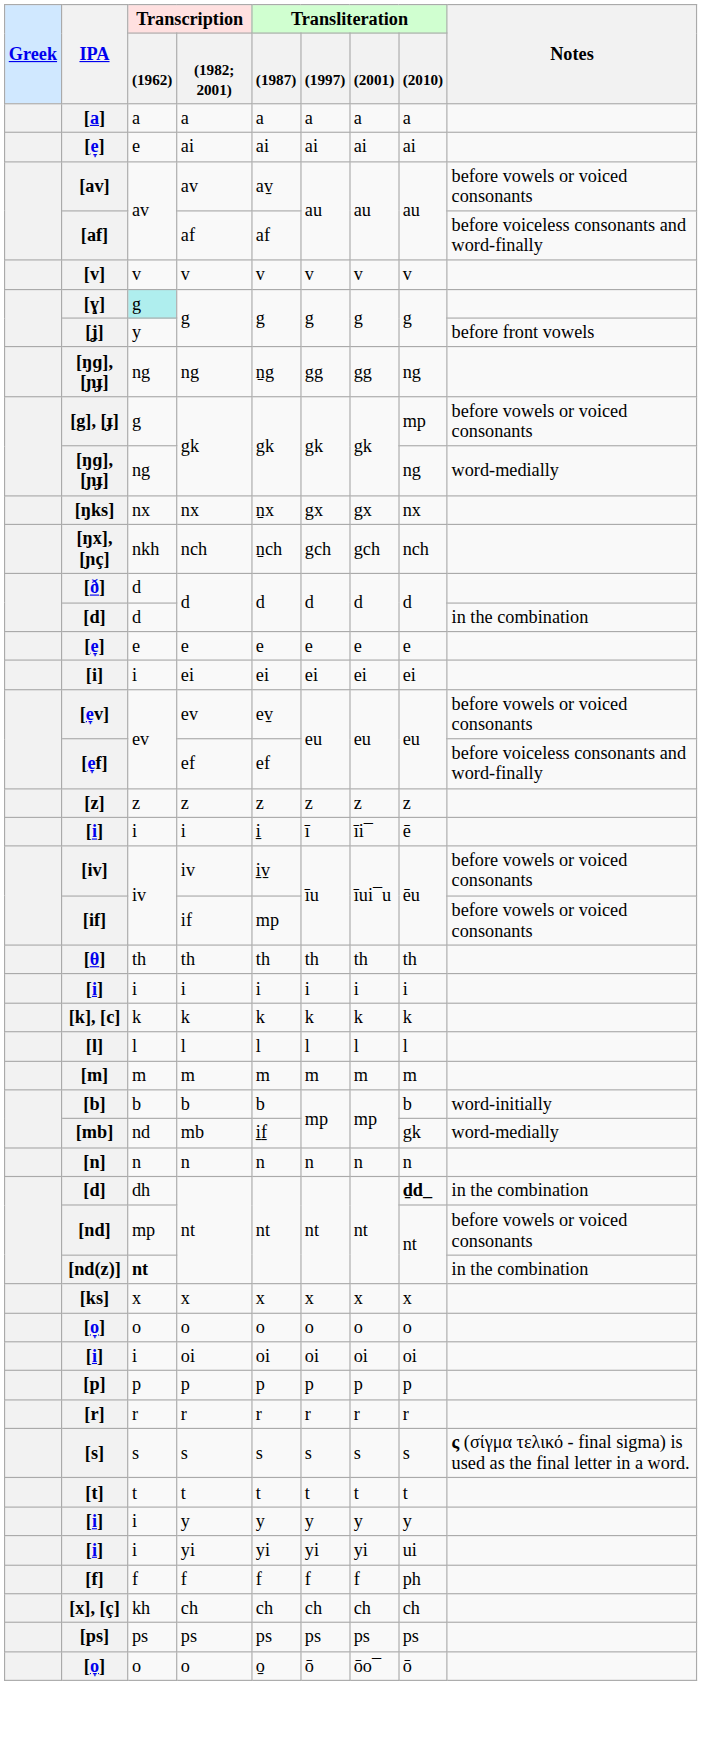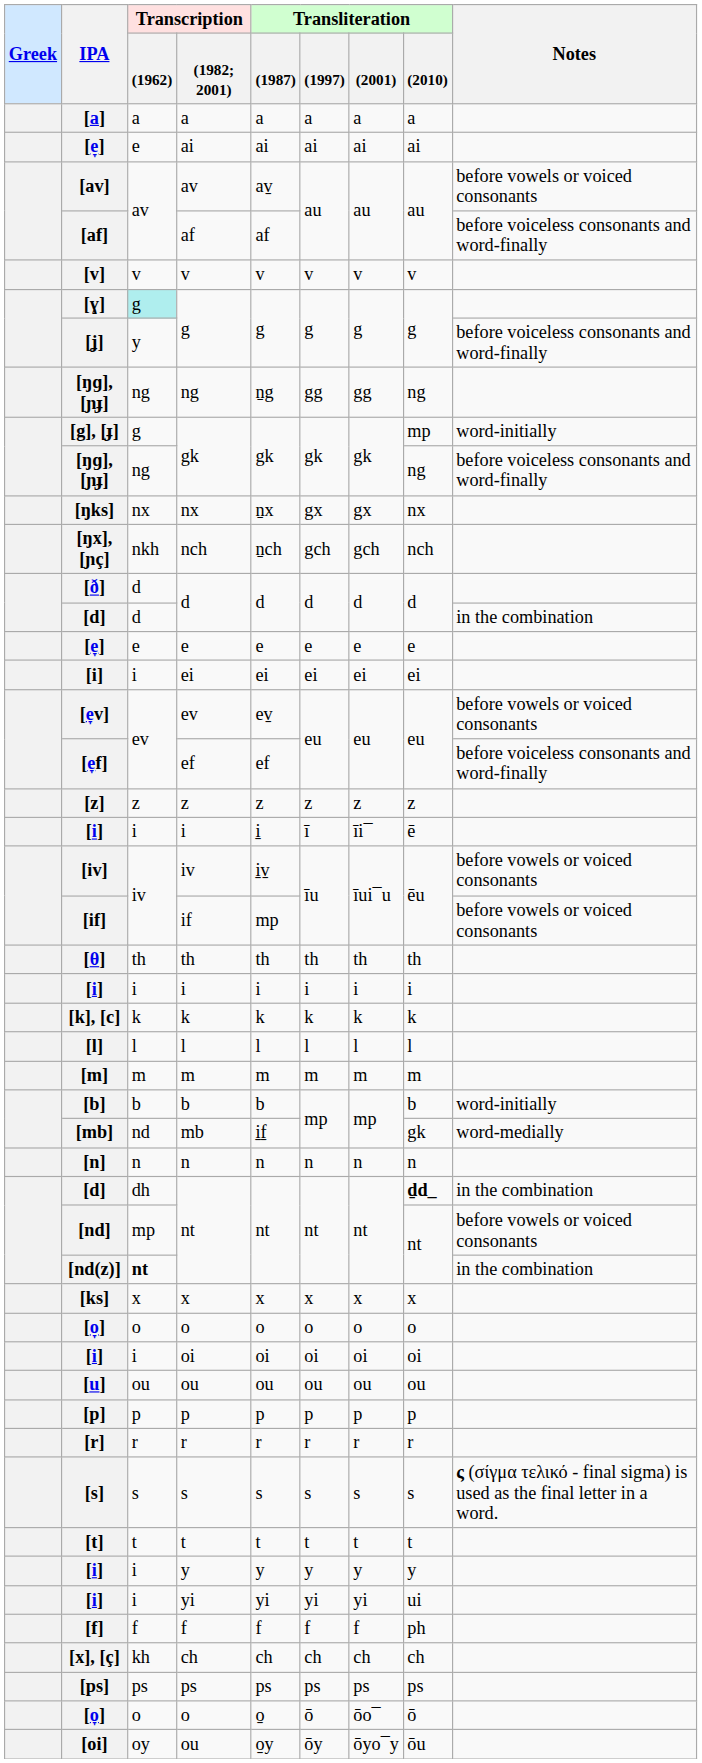(523, 332) before front vowels -> (573, 342) before voiceless consonants and word-finally
(539, 421) before vowels or voiced consonants -> (506, 431) word-initially
(505, 470) word-medially -> (573, 470) before voiceless consonants and word-finally
+ row: (94, 1384)
+ row: (94, 1744)
